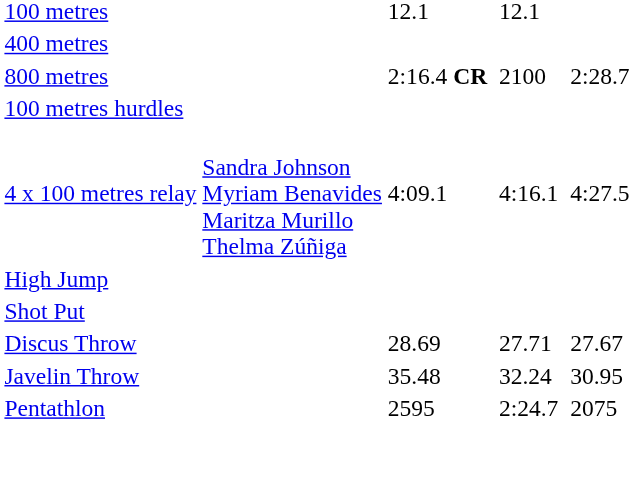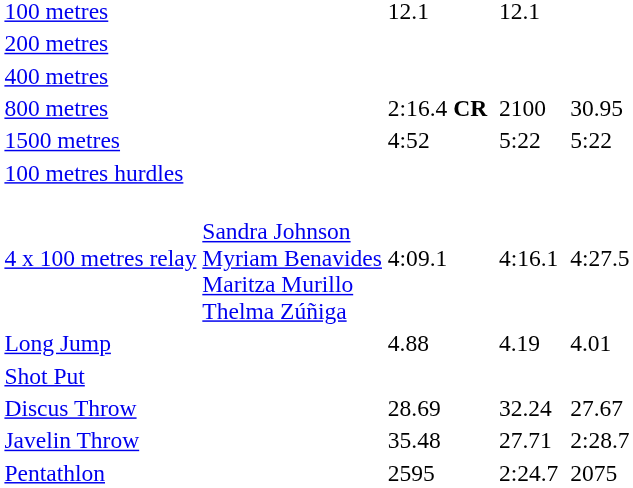+ row: (56, 43)
(600, 76) 2:28.7 -> (597, 108) 30.95
+ row: (62, 140)
- row: (56, 278)
+ row: (58, 343)
(525, 343) 27.71 -> (525, 408) 32.24
(525, 375) 32.24 -> (525, 440) 27.71
(597, 375) 30.95 -> (600, 440) 2:28.7
